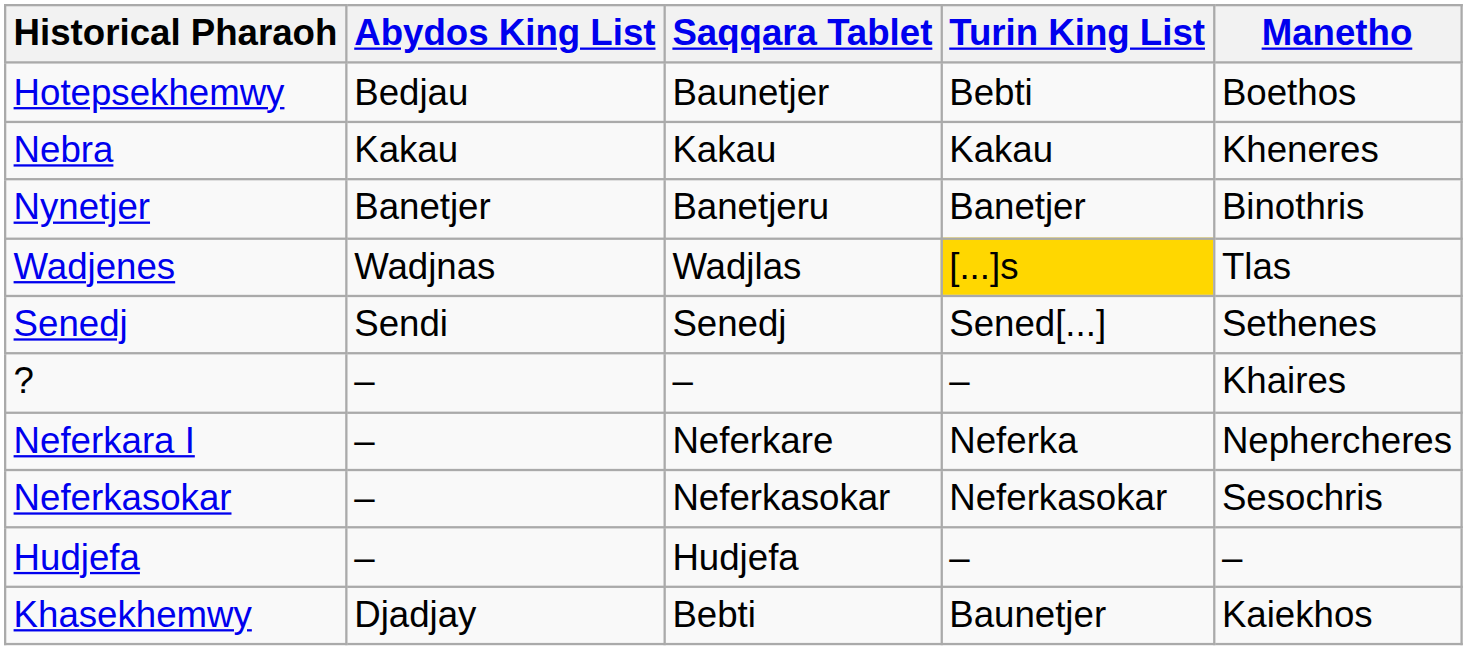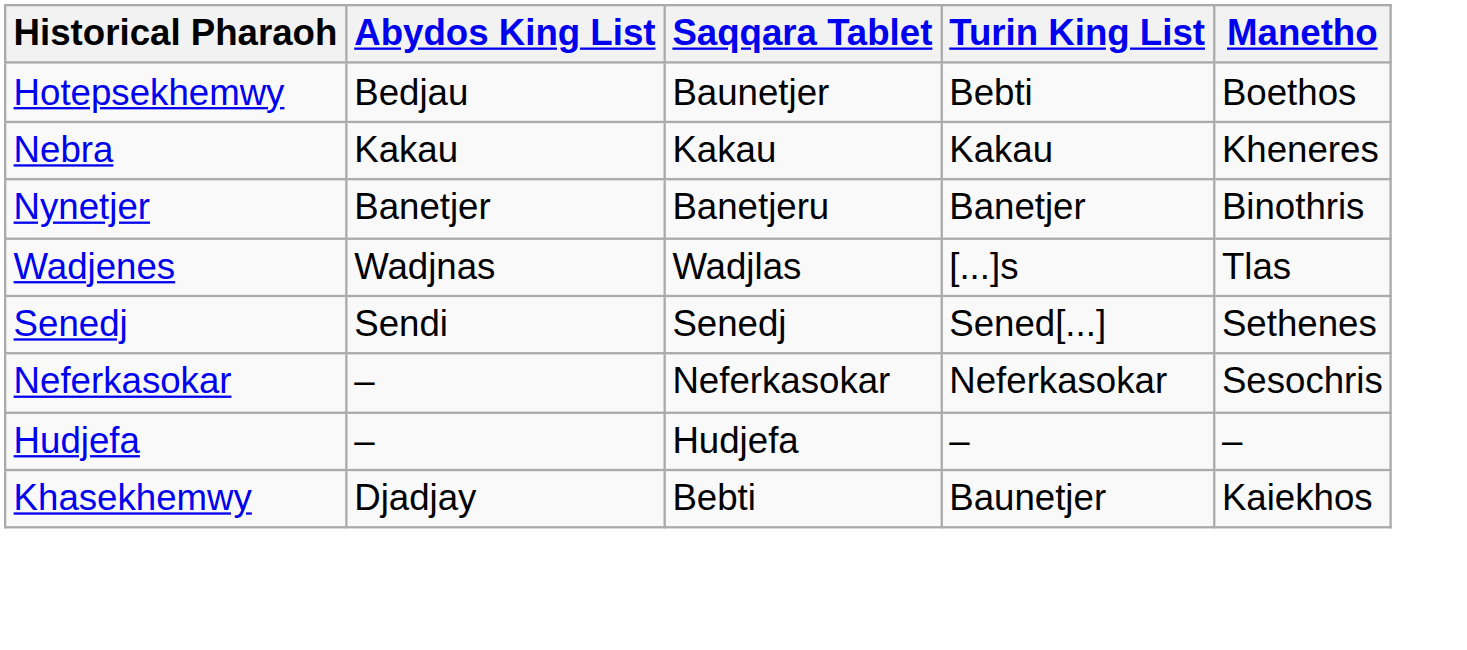(984, 265) gold background -> (984, 265) no background
- row: (24, 382)
- row: (104, 440)
